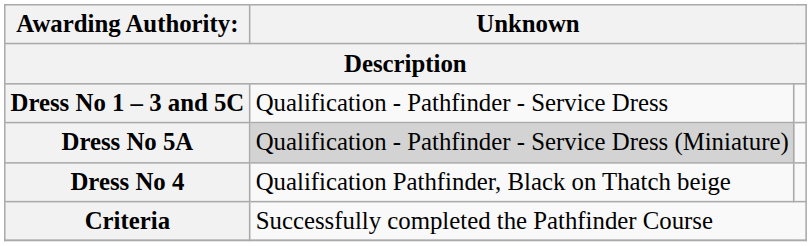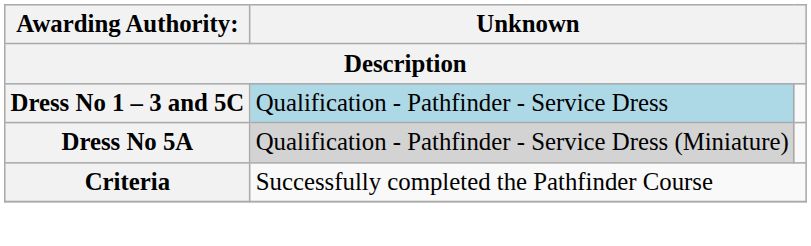(462, 102) no background -> (462, 102) lightblue background
- row: (127, 181)
